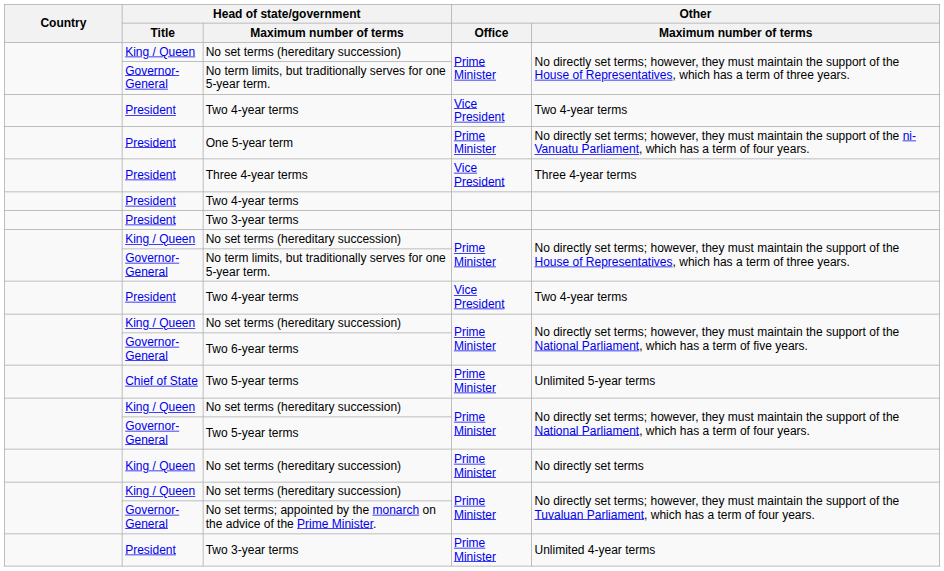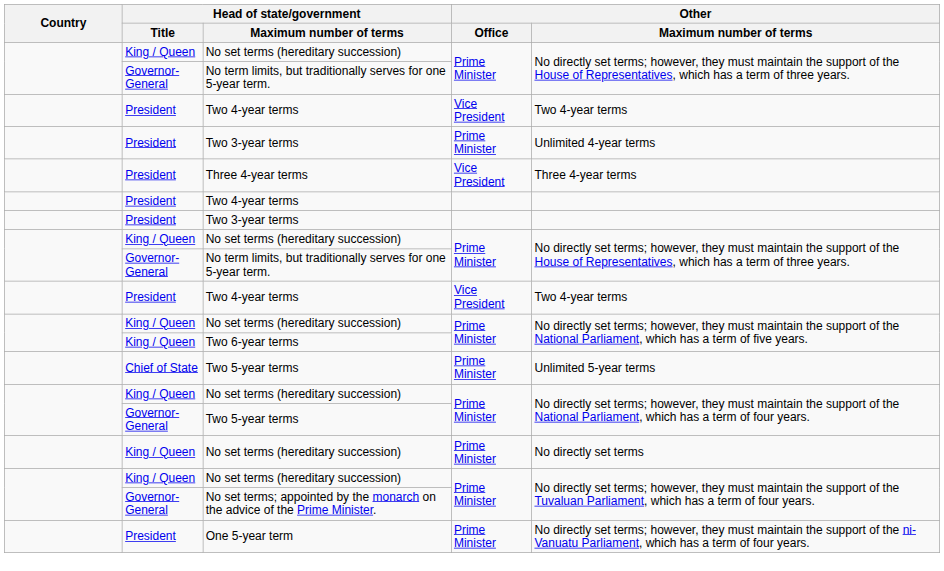rows swapped: (252, 549) <-> (249, 142)
(152, 349) Governor-General -> (160, 342) King / Queen
